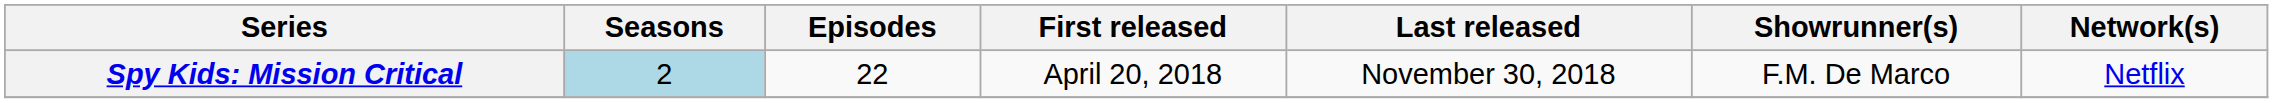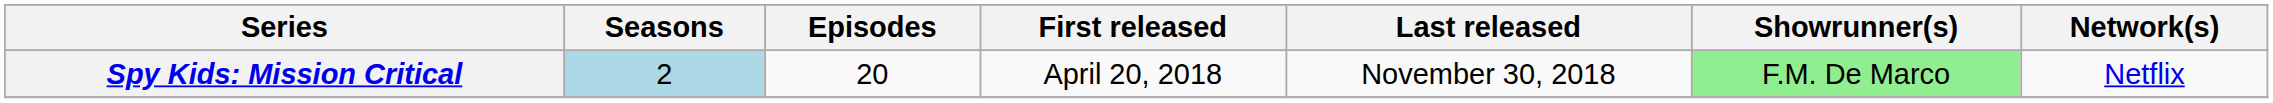(872, 73) 22 -> (872, 73) 20
(1856, 73) no background -> (1856, 73) lightgreen background
